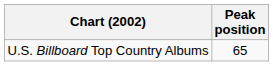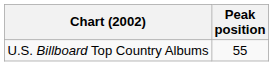(240, 50) 65 -> (240, 50) 55
